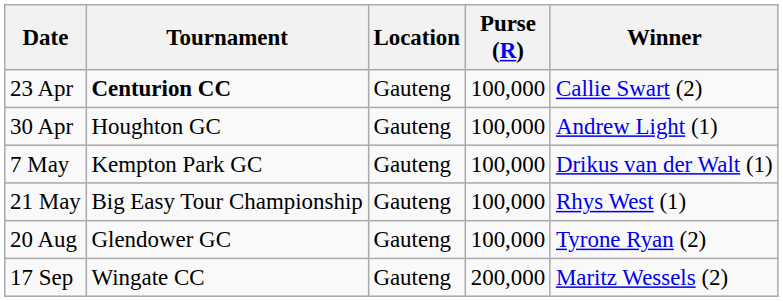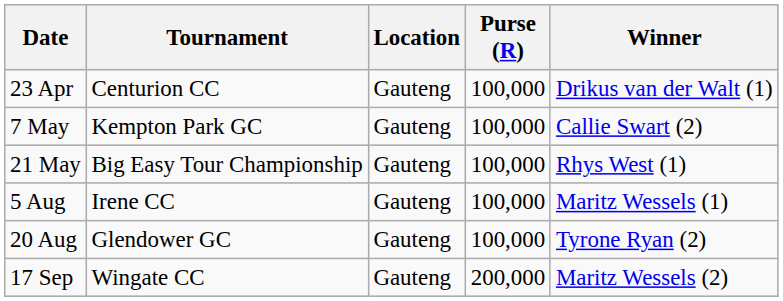(161, 88) bold -> (155, 88) normal
(629, 88) Callie Swart (2) -> (664, 88) Drikus van der Walt (1)
- row: (42, 126)
(664, 164) Drikus van der Walt (1) -> (629, 126) Callie Swart (2)
+ row: (38, 202)
